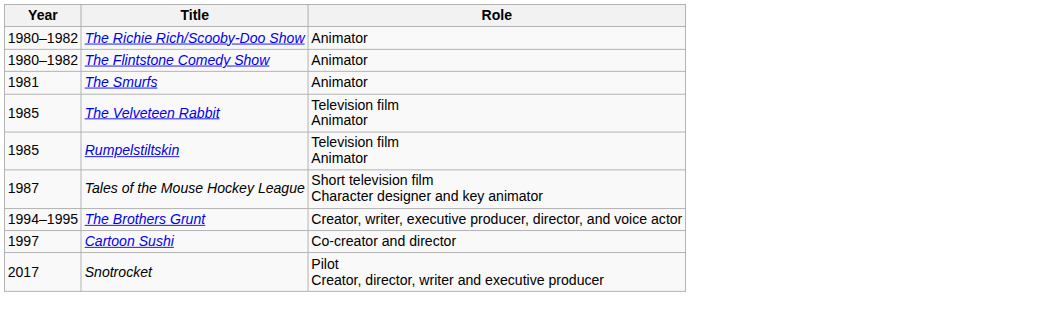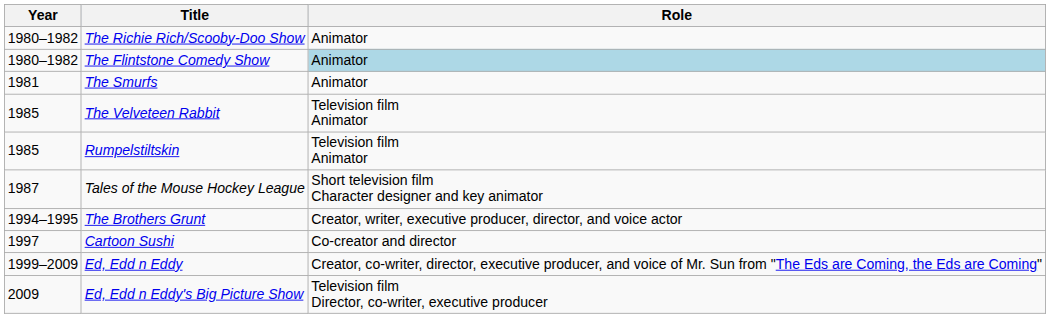(340, 60) no background -> (340, 60) lightblue background
+ row: (134, 264)
+ row: (194, 294)
- row: (118, 272)
